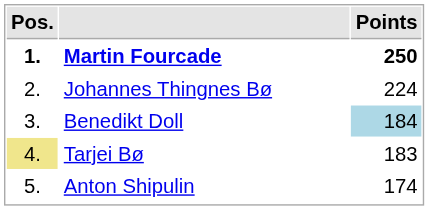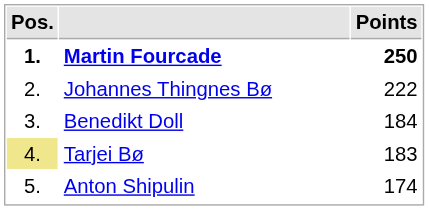(401, 89) 224 -> (401, 89) 222
(401, 121) lightblue background -> (401, 121) no background
